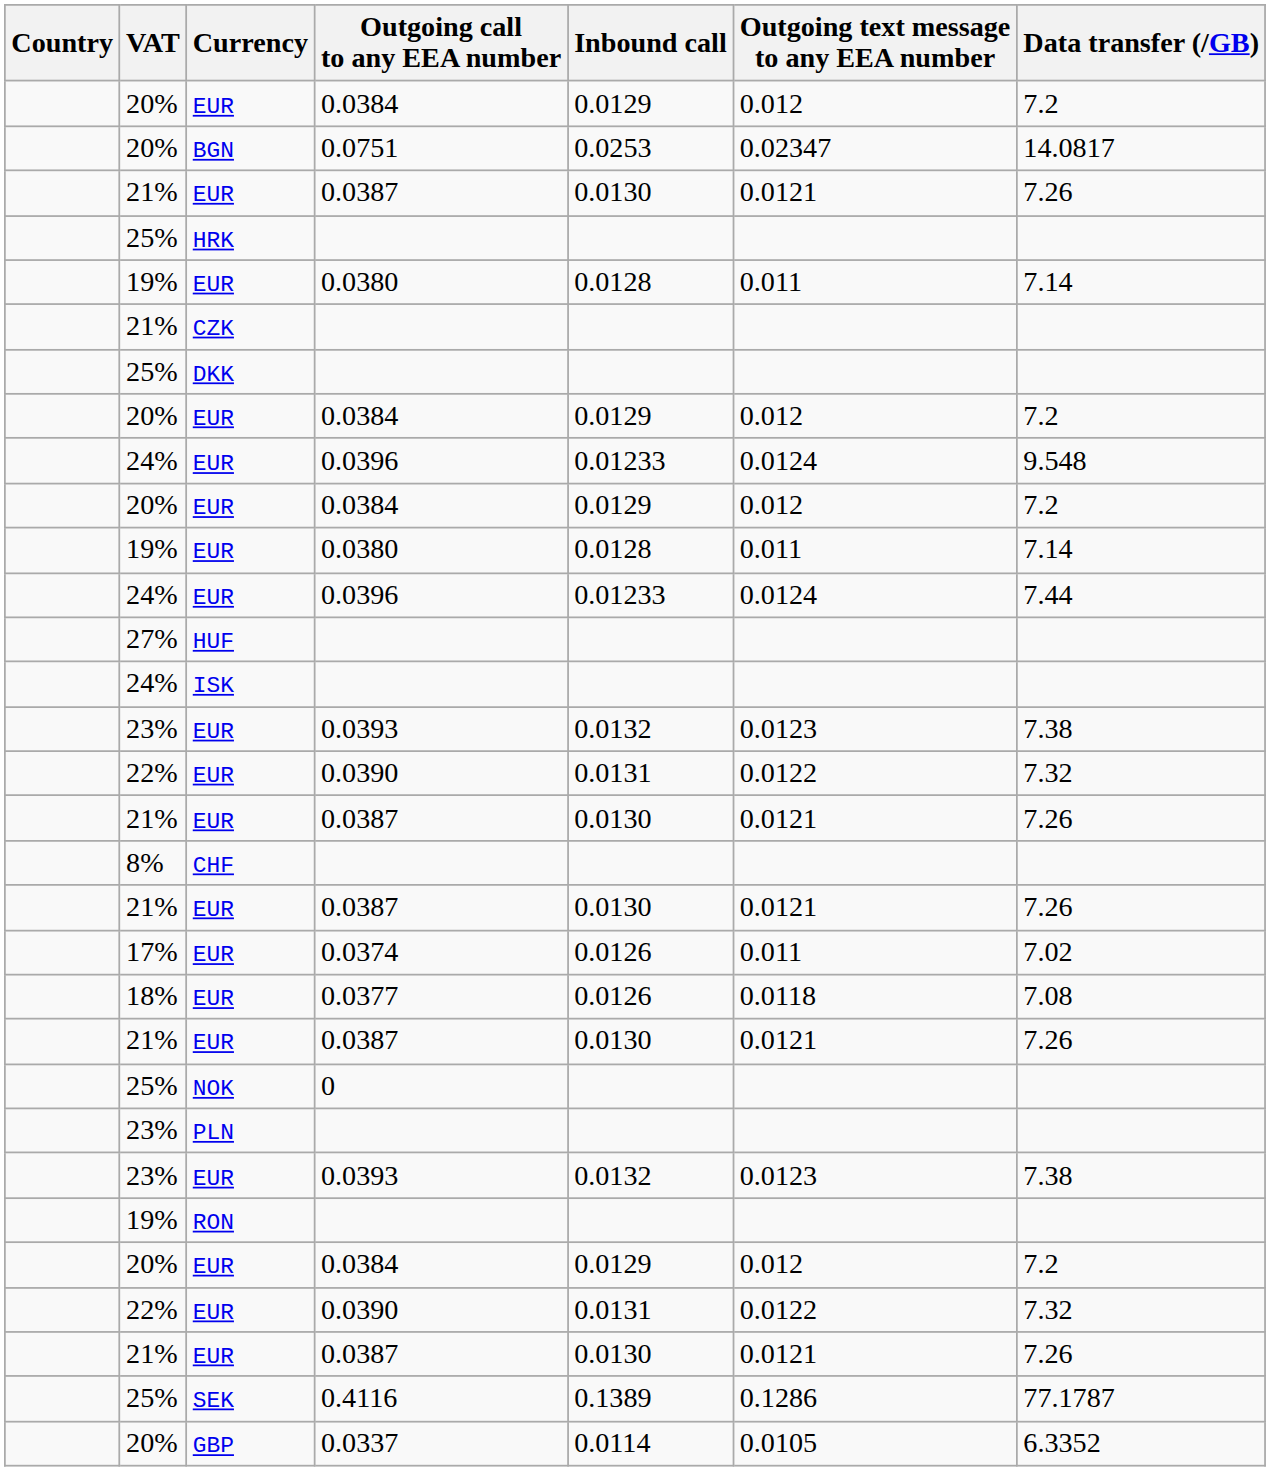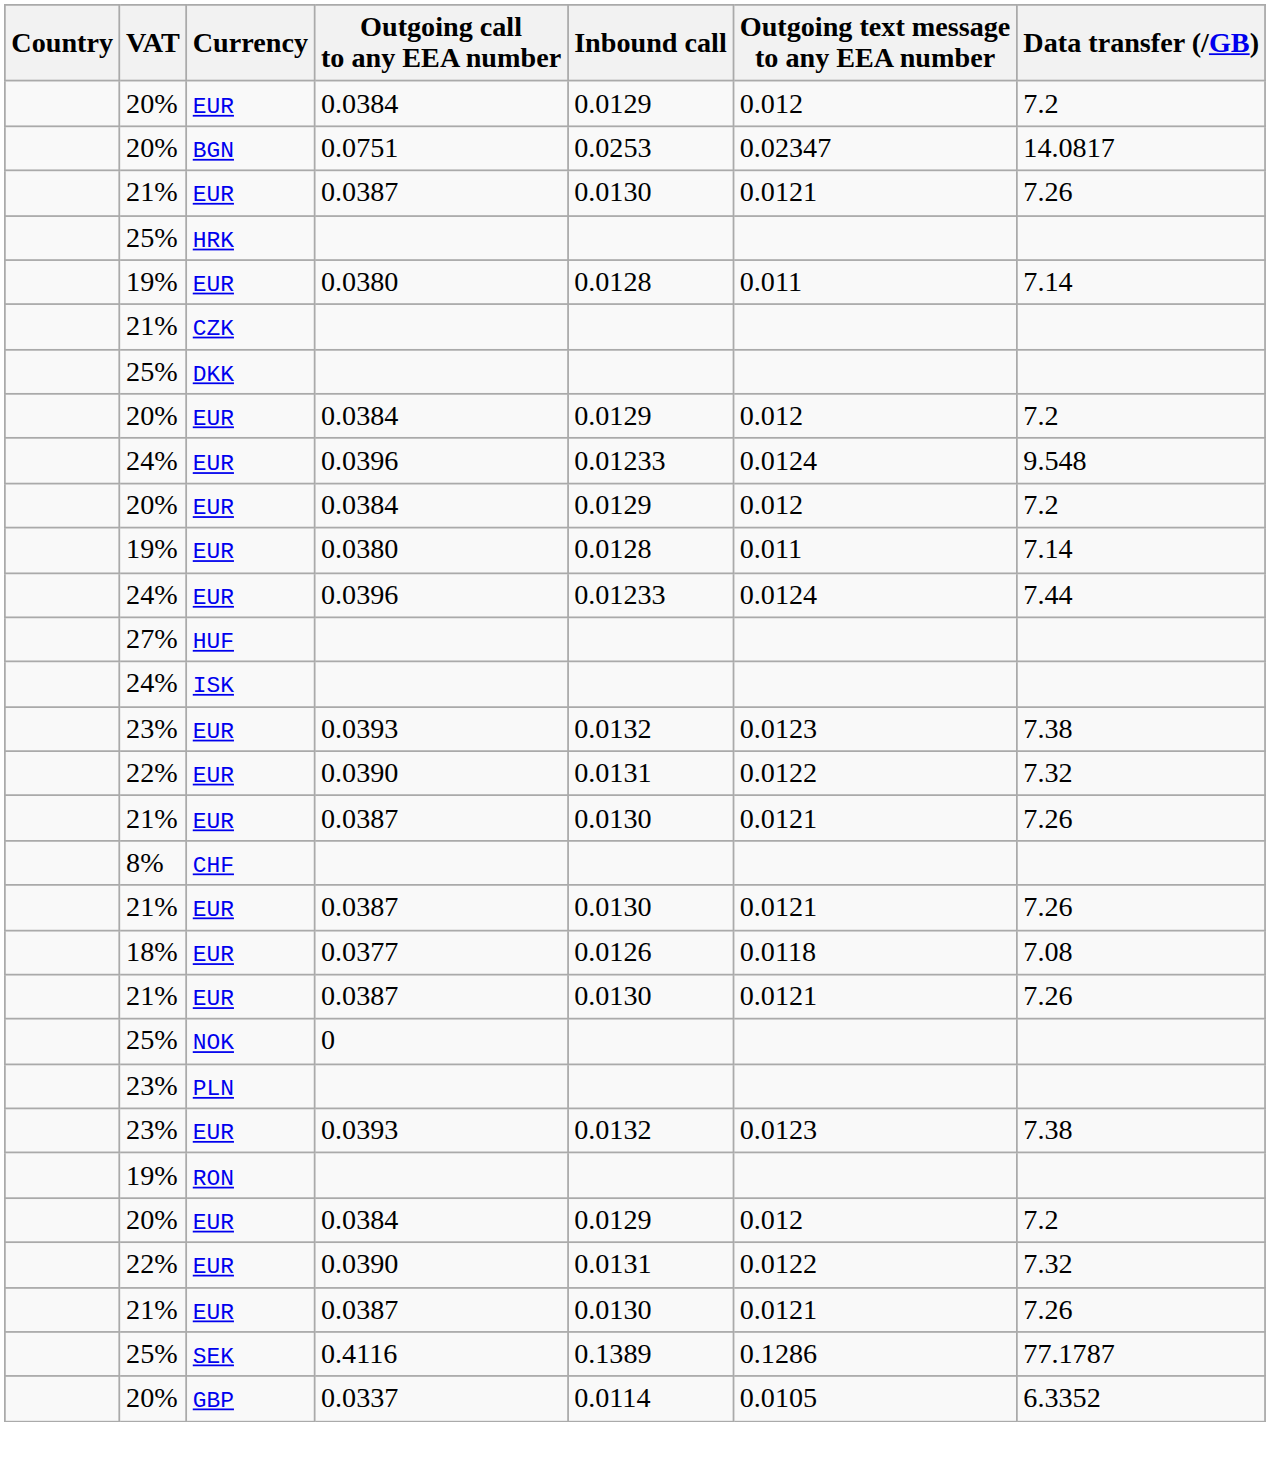- row: (213, 955)
